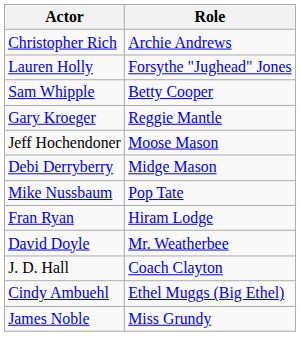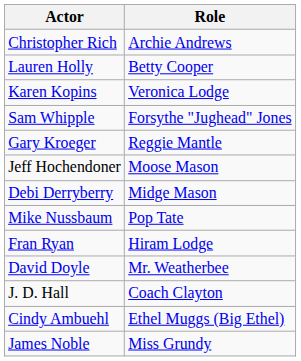(210, 67) Forsythe "Jughead" Jones -> (171, 67) Betty Cooper
+ row: (52, 92)
(171, 92) Betty Cooper -> (210, 117) Forsythe "Jughead" Jones
